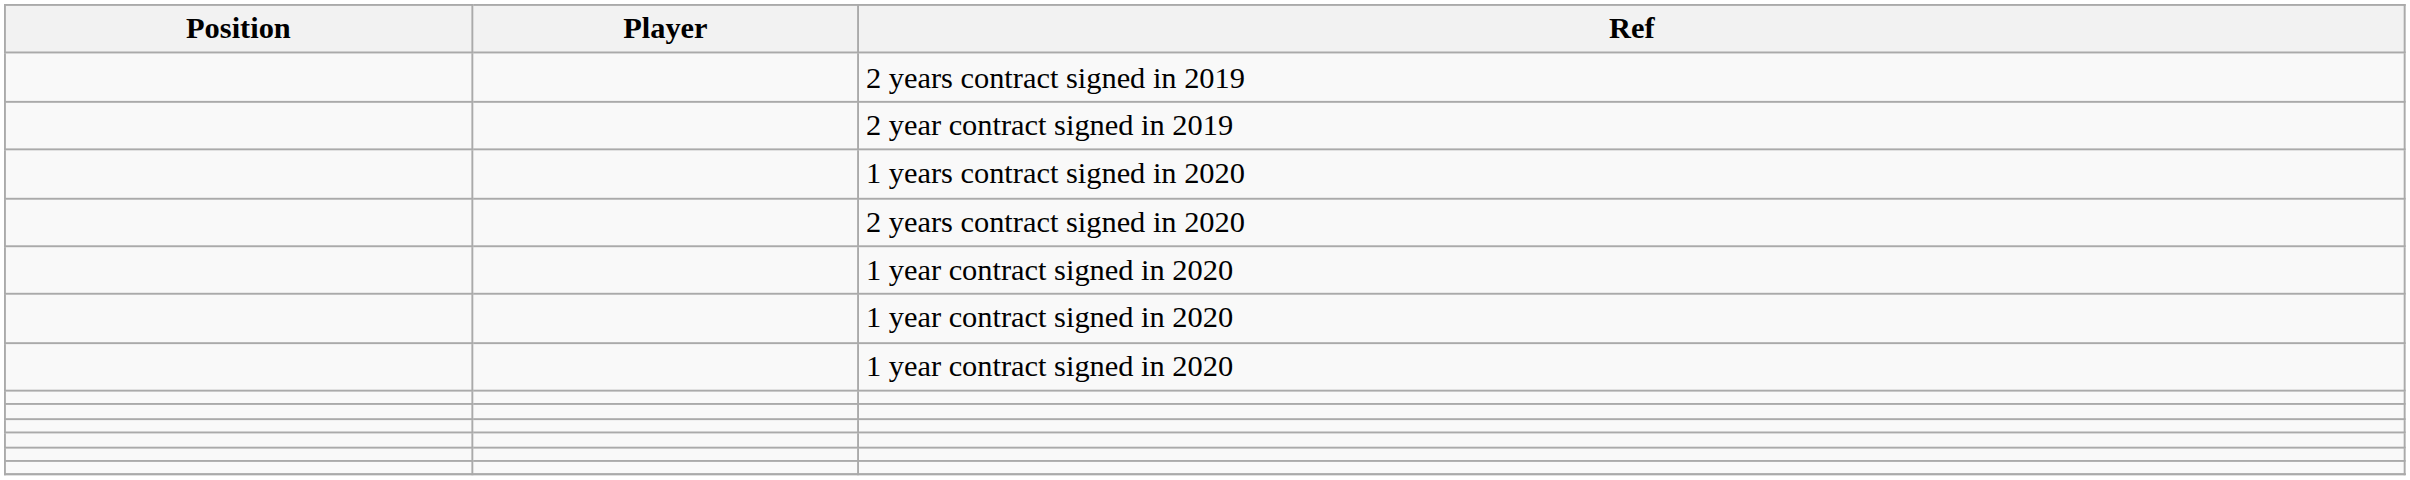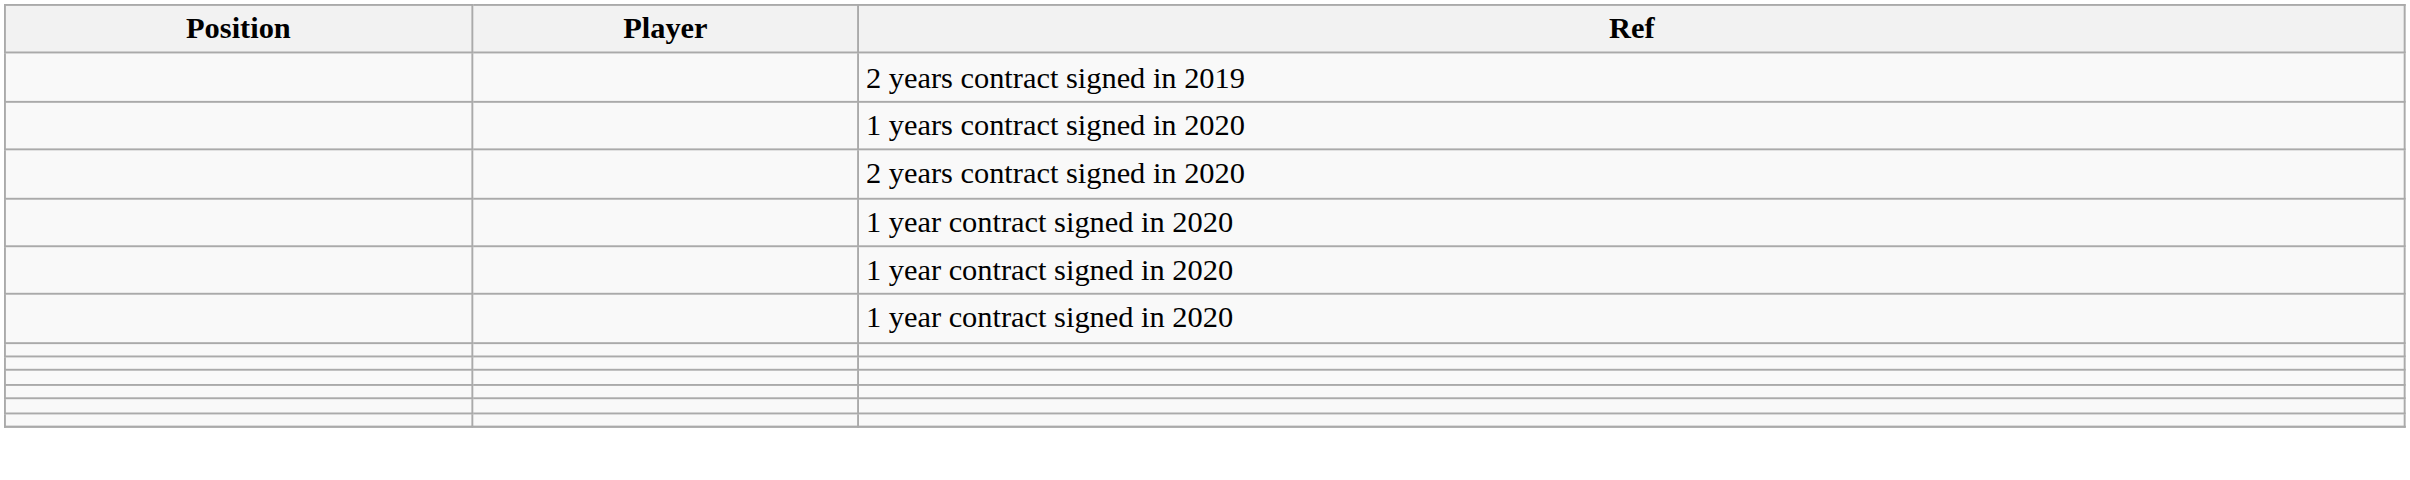- row: (238, 125)
